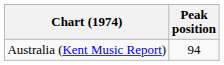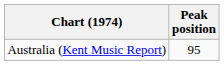(194, 49) 94 -> (194, 49) 95
